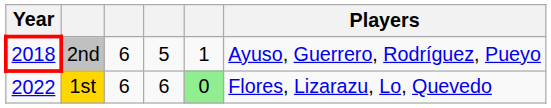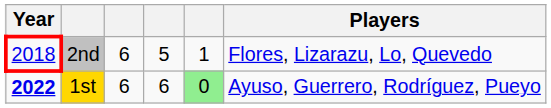(385, 53) Ayuso, Guerrero, Rodríguez, Pueyo -> (360, 53) Flores, Lizarazu, Lo, Quevedo
(34, 87) normal -> (34, 87) bold
(360, 86) Flores, Lizarazu, Lo, Quevedo -> (385, 86) Ayuso, Guerrero, Rodríguez, Pueyo
